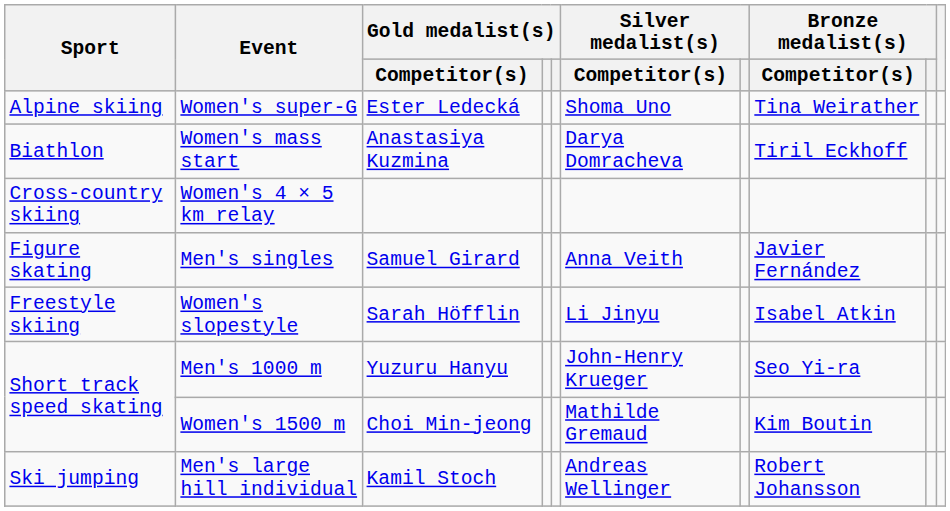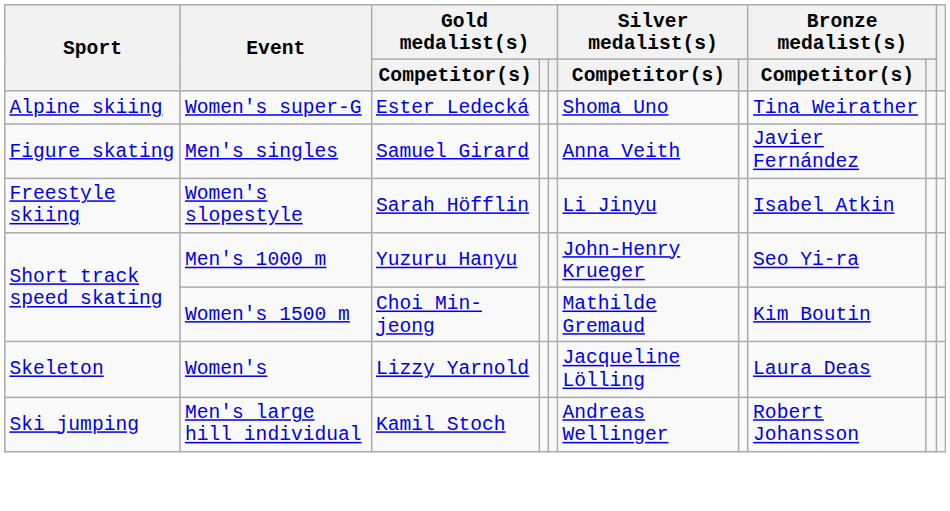- row: (251, 151)
- row: (257, 205)
+ row: (226, 369)
